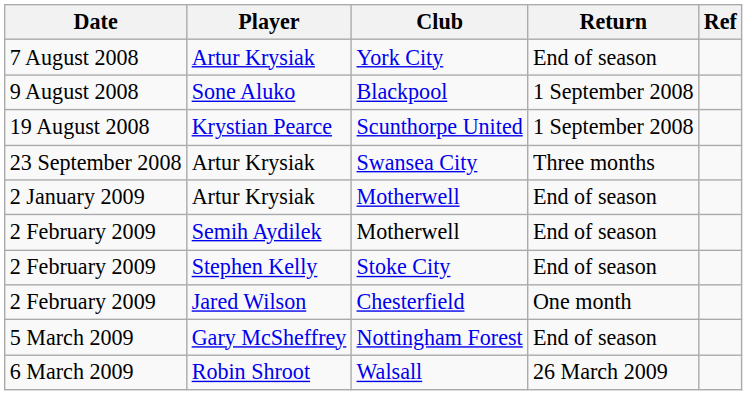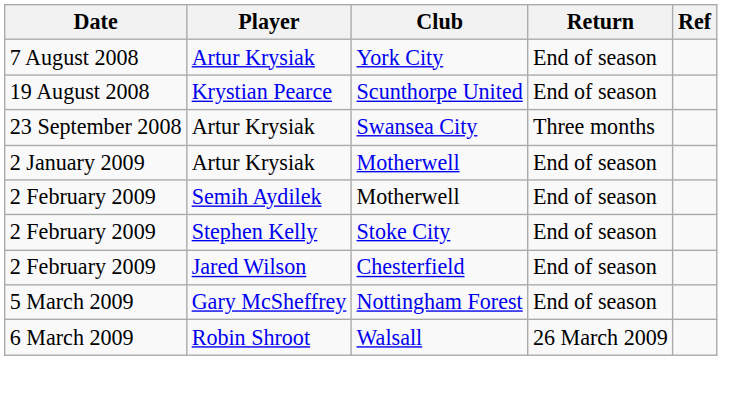- row: (74, 92)
(613, 127) 1 September 2008 -> (595, 92) End of season
(582, 302) One month -> (595, 267) End of season
